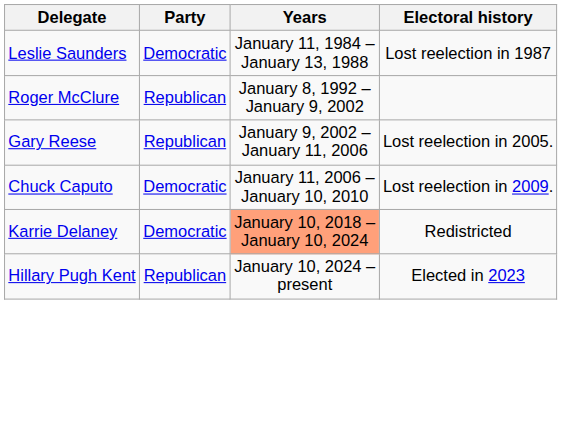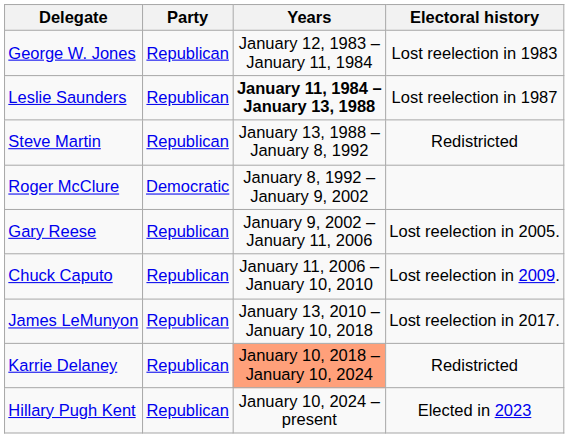+ row: (72, 52)
(185, 52) Democratic -> (188, 97) Republican
(305, 52) normal -> (309, 97) bold
+ row: (55, 142)
(185, 97) Republican -> (188, 187) Democratic
(185, 187) Democratic -> (188, 276) Republican
+ row: (73, 321)
(185, 231) Democratic -> (188, 365) Republican
